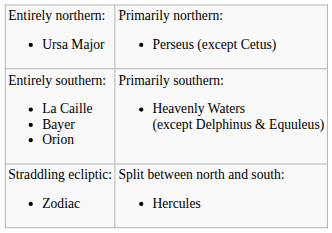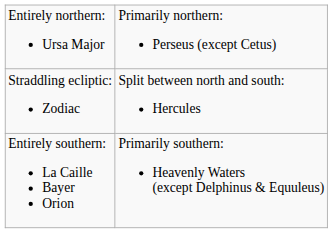rows swapped: (60, 189) <-> (60, 110)
